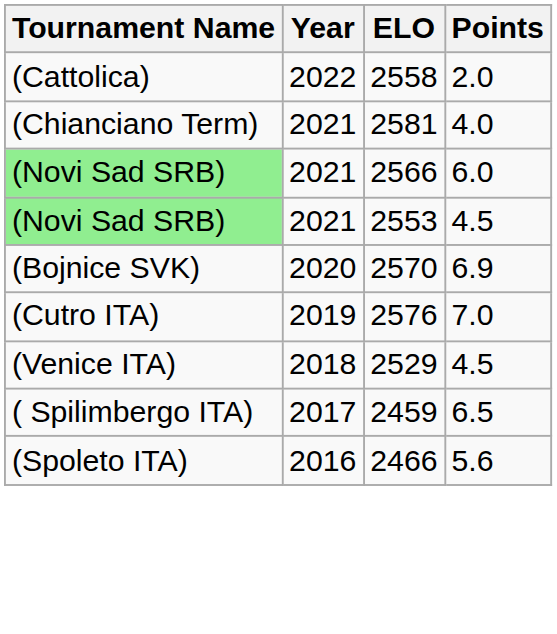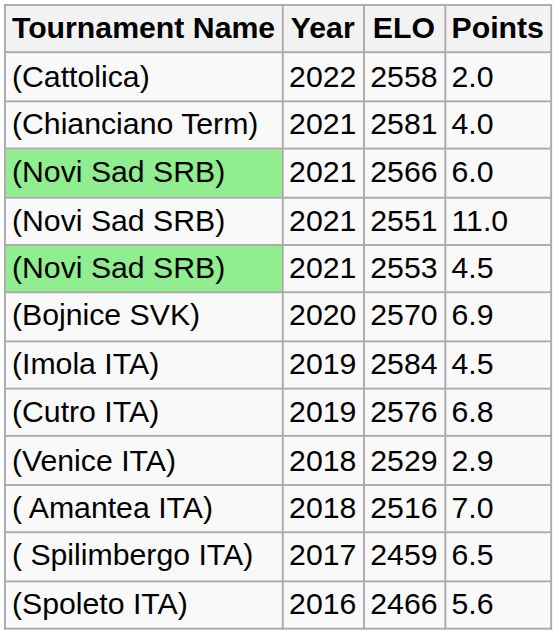+ row: (404, 220)
+ row: (404, 364)
(473, 316) 7.0 -> (473, 412) 6.8
(473, 364) 4.5 -> (473, 460) 2.9
+ row: (404, 508)
